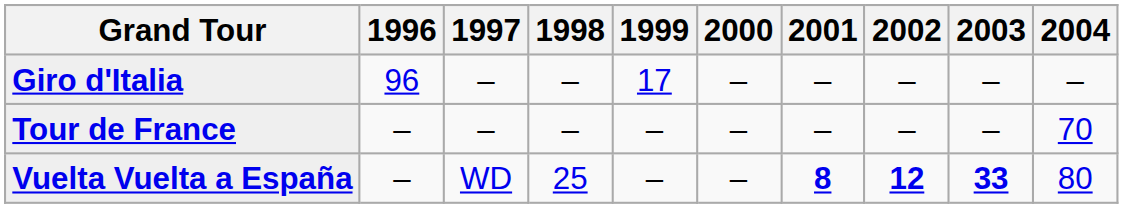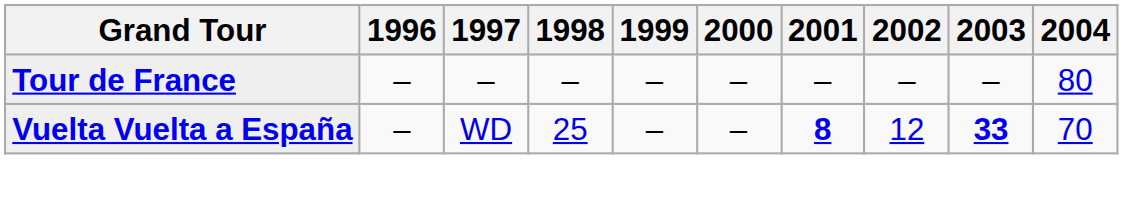- row: (98, 80)
(1075, 129) 70 -> (1075, 80) 80
(907, 179) bold -> (907, 129) normal
(1075, 179) 80 -> (1075, 129) 70
